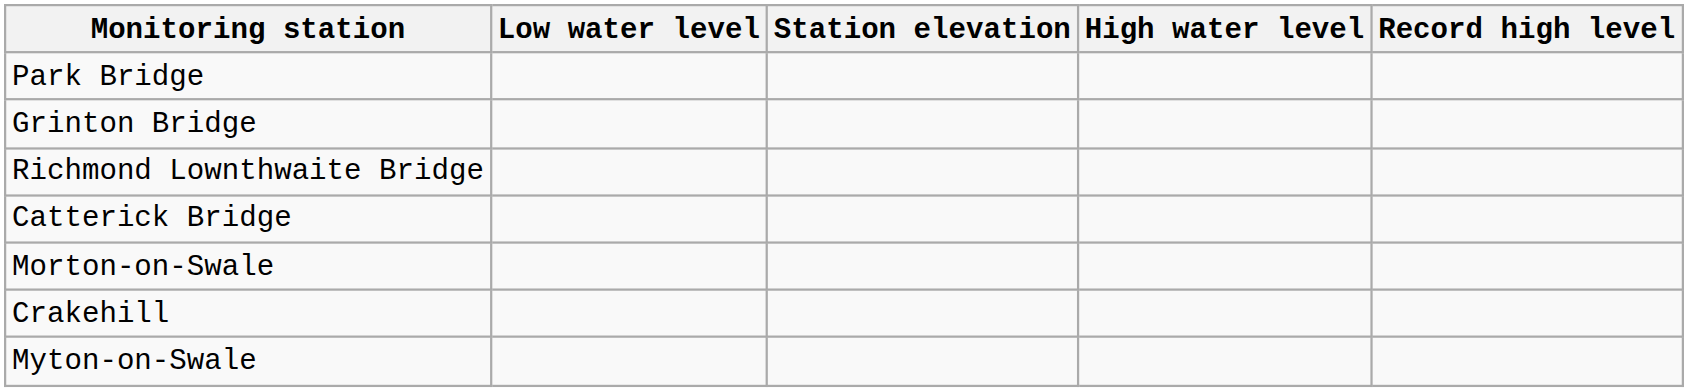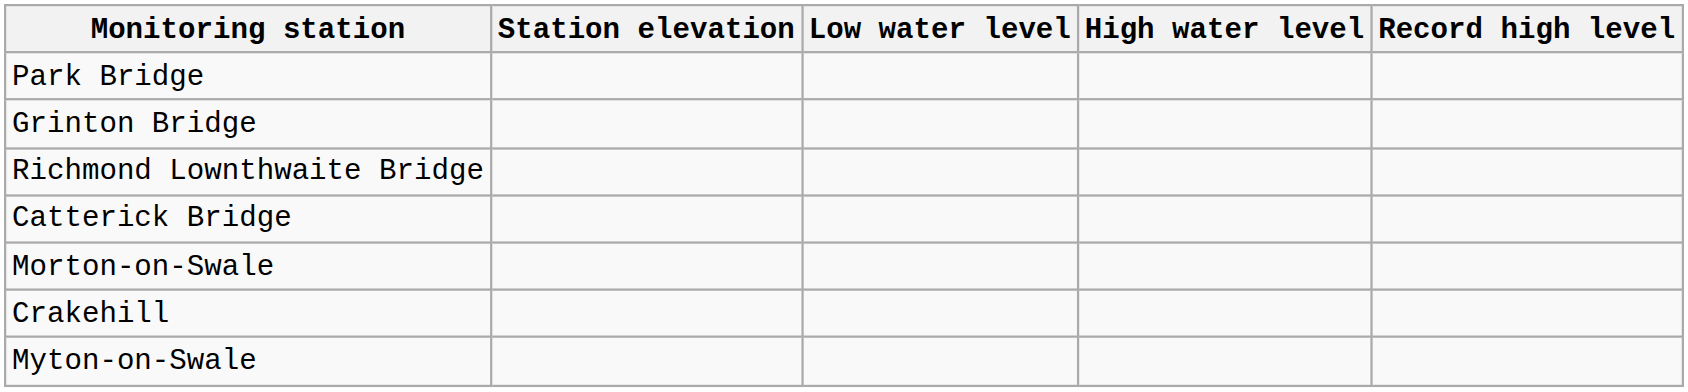columns swapped: (922, 29) <-> (629, 29)
